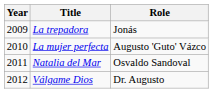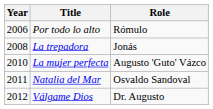+ row: (66, 29)
(17, 29) 2009 -> (17, 46) 2008
